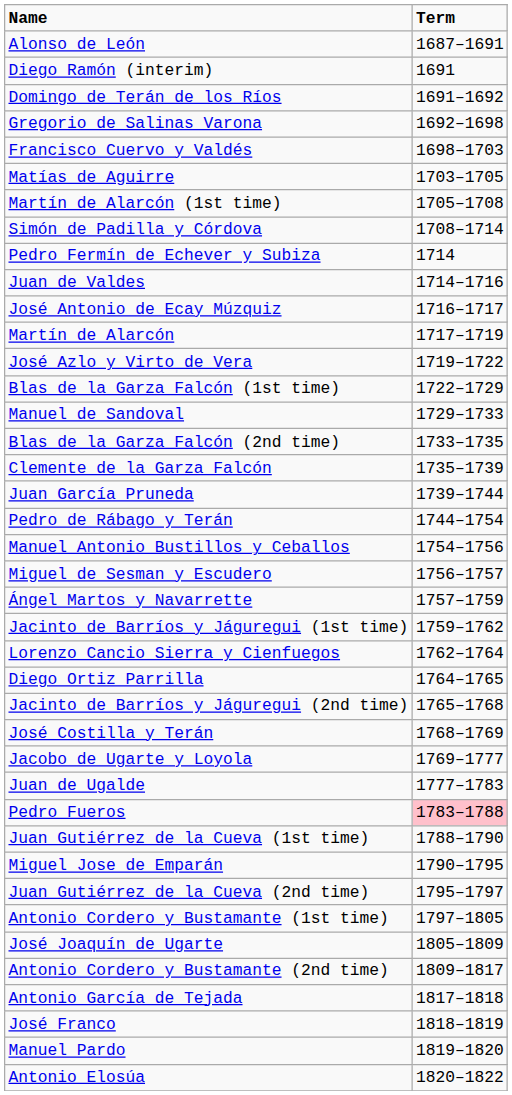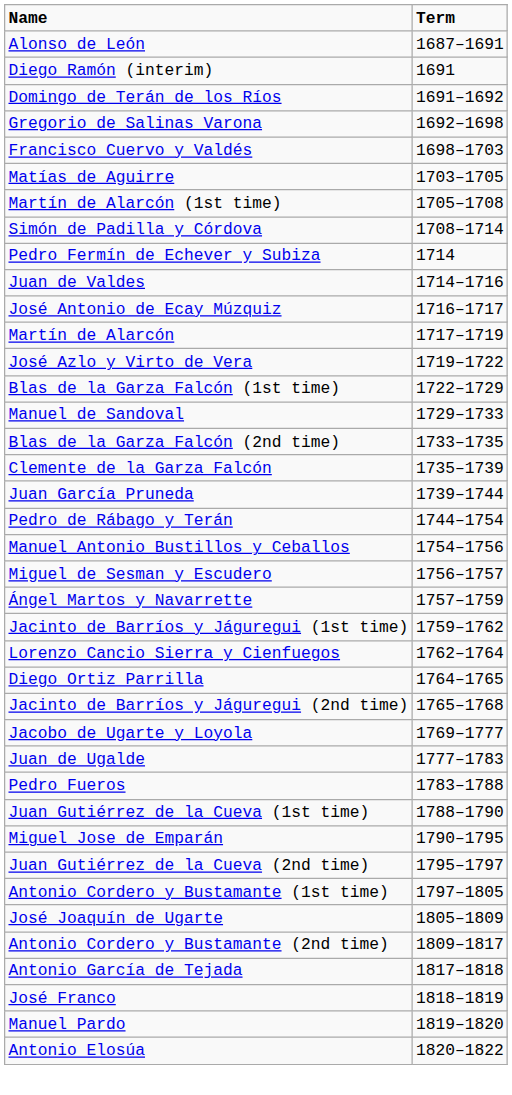- row: (111, 733)
(460, 812) pink background -> (460, 786) no background
